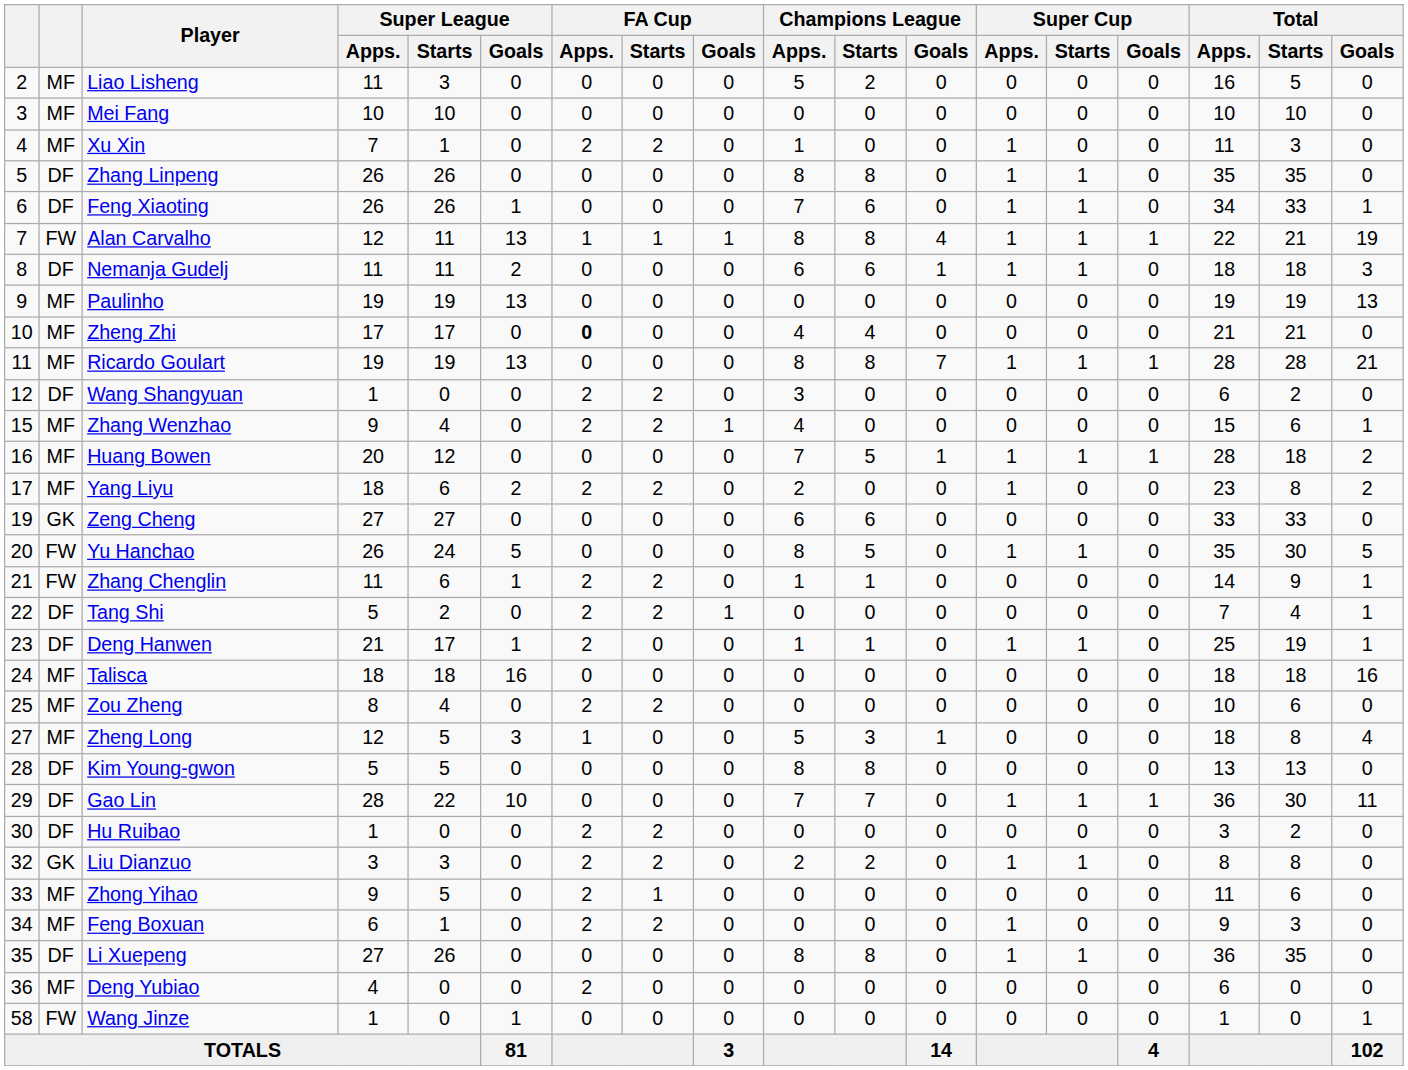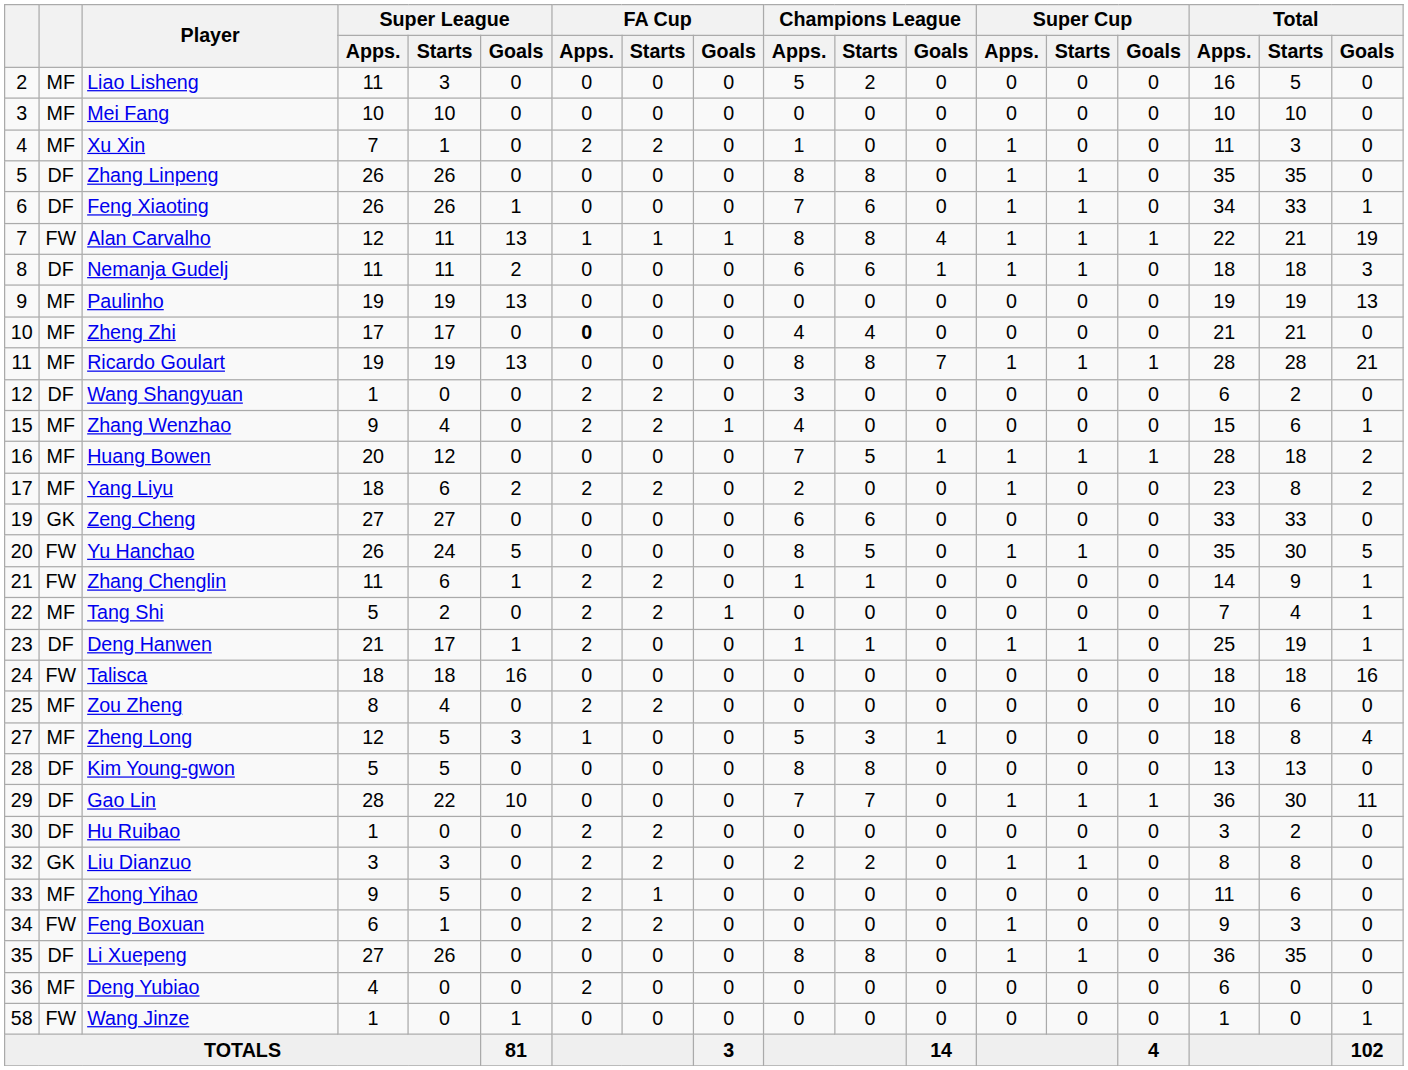(61, 613) DF -> (61, 613) MF
(61, 675) MF -> (61, 675) FW
(61, 925) MF -> (61, 925) FW
